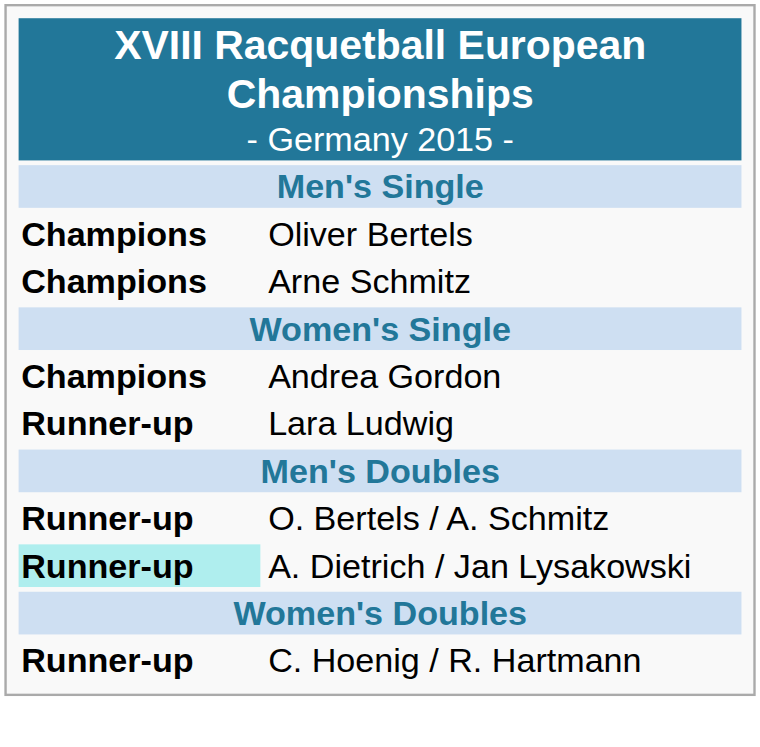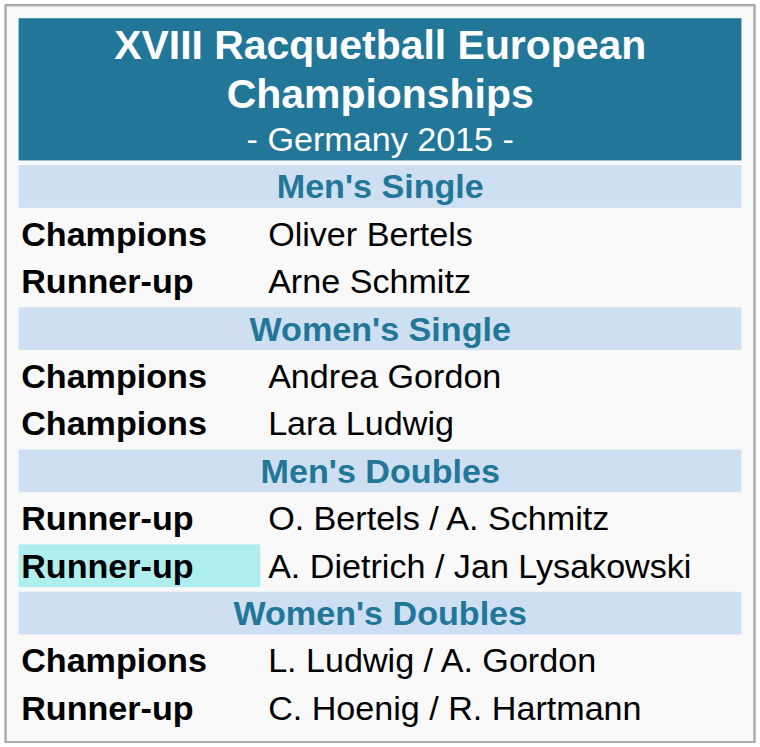(114, 281) Champions -> (107, 281) Runner-up
(107, 423) Runner-up -> (114, 423) Champions
+ row: (432, 660)
